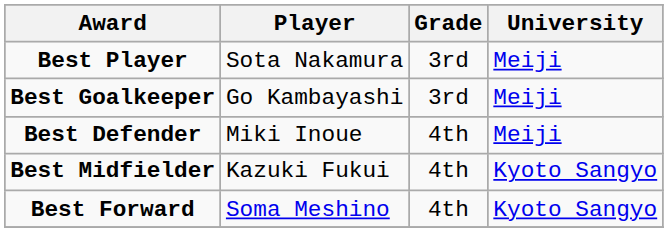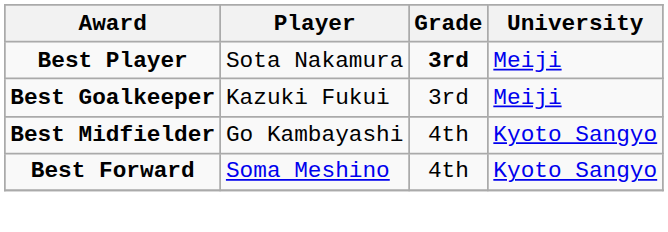(448, 60) normal -> (448, 60) bold
(315, 98) Go Kambayashi -> (308, 98) Kazuki Fukui
- row: (113, 135)
(308, 172) Kazuki Fukui -> (315, 135) Go Kambayashi
